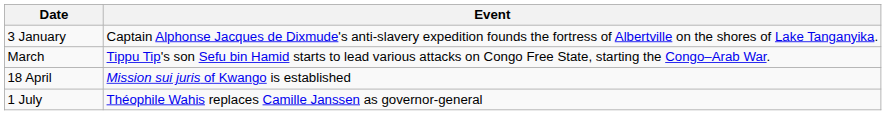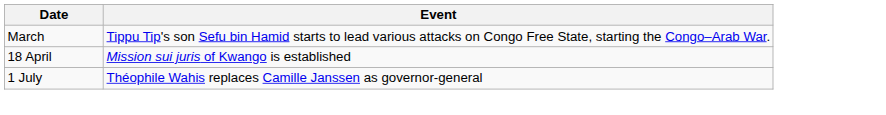- row: (37, 36)
